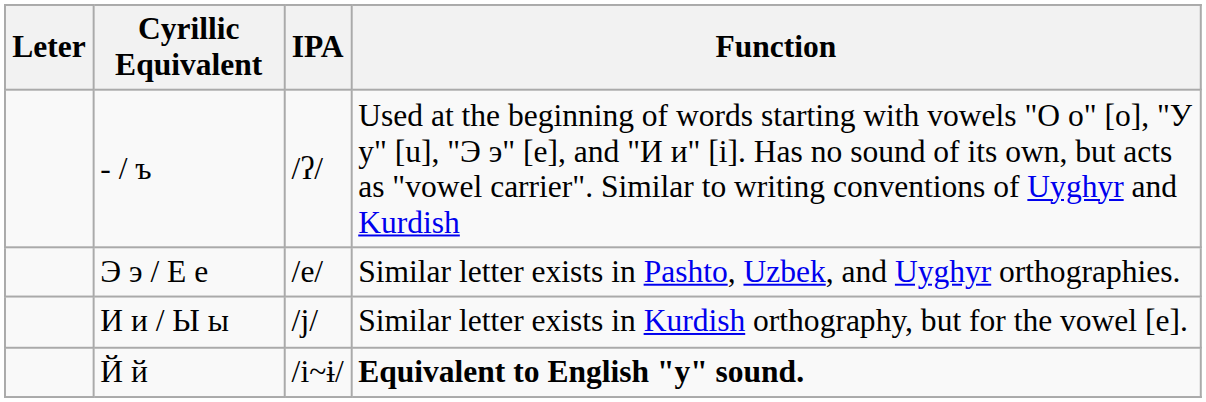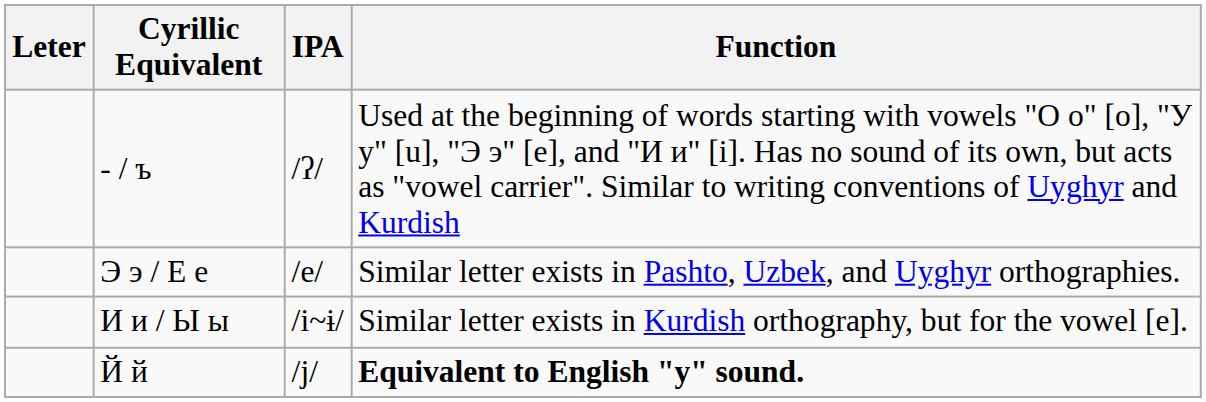(305, 321) /j/ -> (318, 321) /i~ɨ/
(318, 371) /i~ɨ/ -> (305, 371) /j/
